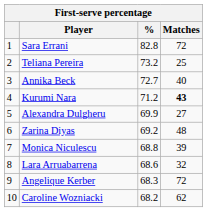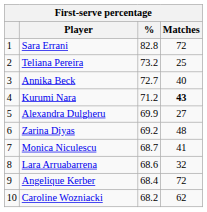(149, 148) 68.8 -> (149, 148) 68.7
(181, 148) 39 -> (181, 148) 41
(149, 181) 68.3 -> (149, 181) 68.4
